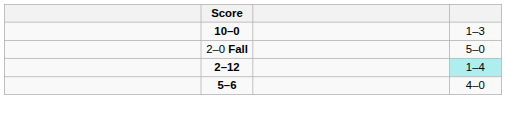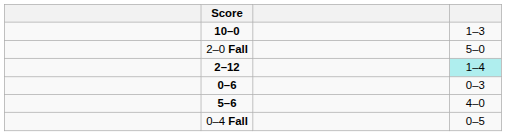+ row: (227, 85)
+ row: (227, 121)
